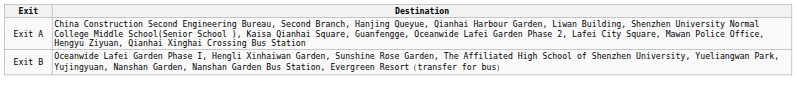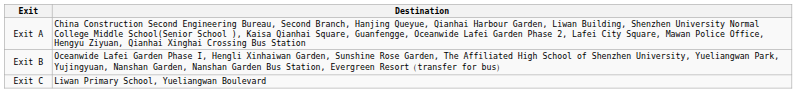+ row: (28, 81)
